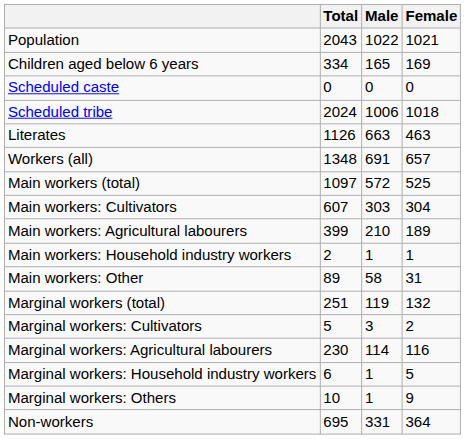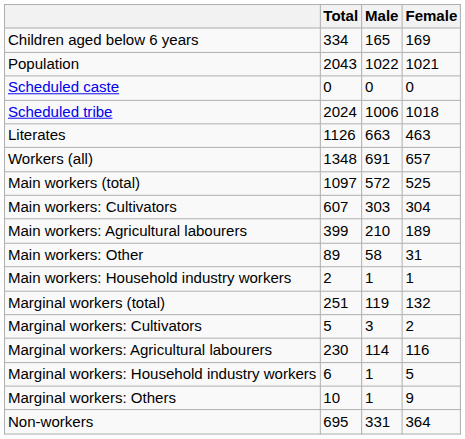rows swapped: (43, 40) <-> (103, 64)
rows swapped: (150, 254) <-> (76, 278)
